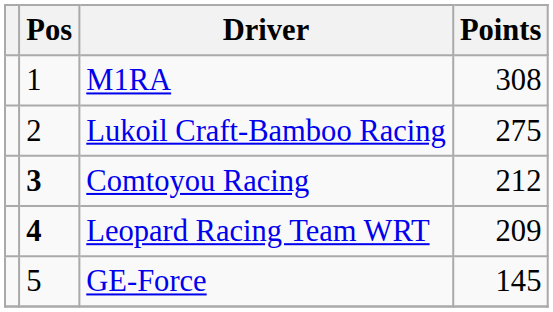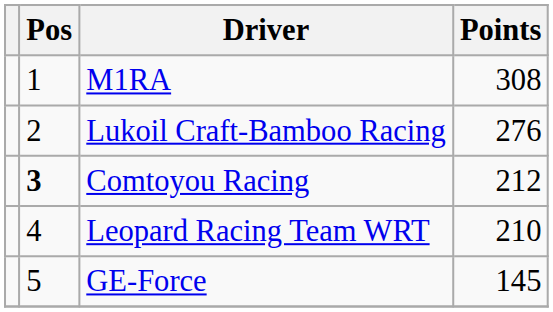(518, 130) 275 -> (518, 130) 276
(34, 231) bold -> (34, 231) normal
(518, 231) 209 -> (518, 231) 210
